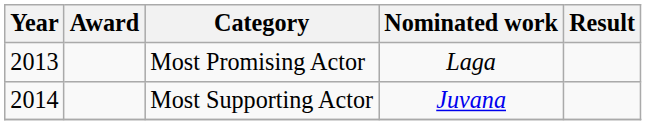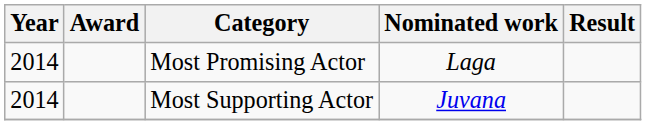(34, 61) 2013 -> (34, 61) 2014
